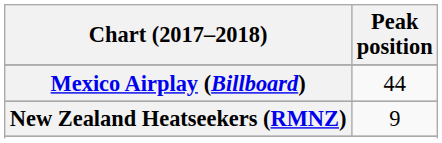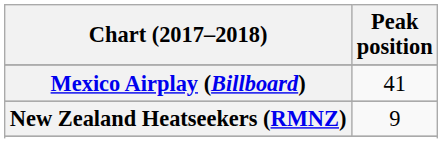(395, 82) 44 -> (395, 82) 41
